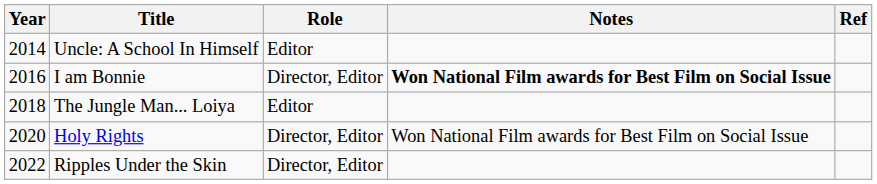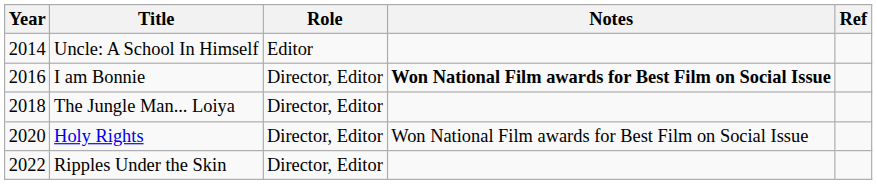(290, 106) Editor -> (325, 106) Director, Editor
